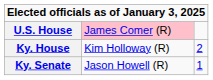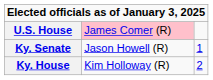rows swapped: (43, 65) <-> (43, 48)
